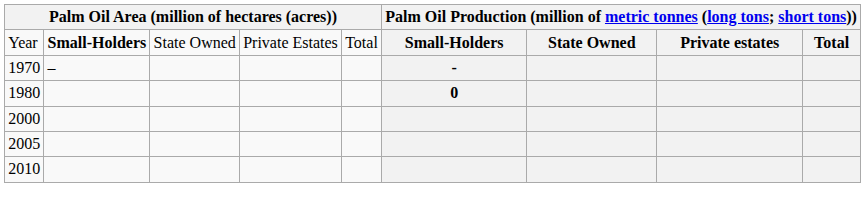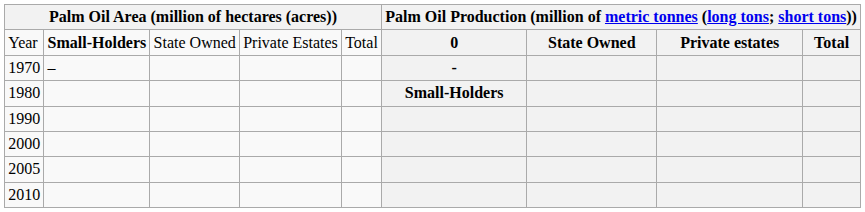(454, 42) Small-Holders -> (454, 42) 0
(454, 93) 0 -> (454, 93) Small-Holders
+ row: (24, 118)
